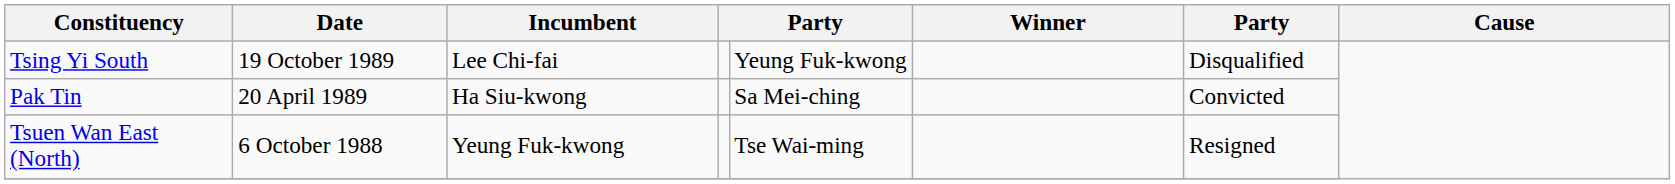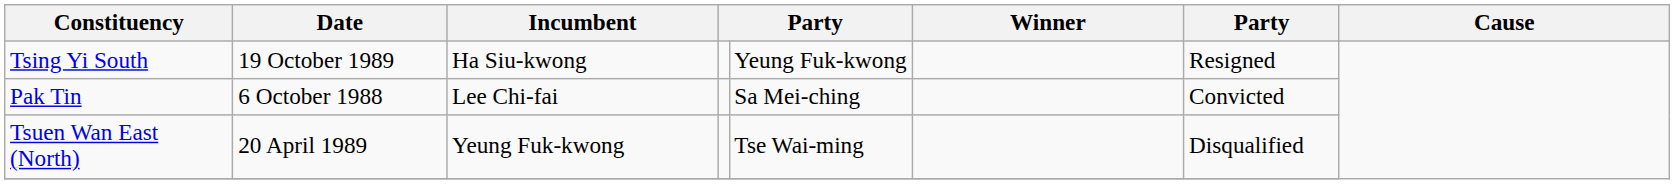(505, 59) Lee Chi-fai -> (519, 59) Ha Siu-kwong
(1246, 59) Disqualified -> (1232, 59) Resigned
(303, 96) 20 April 1989 -> (310, 96) 6 October 1988
(519, 96) Ha Siu-kwong -> (505, 96) Lee Chi-fai
(310, 146) 6 October 1988 -> (303, 146) 20 April 1989
(1232, 146) Resigned -> (1246, 146) Disqualified
